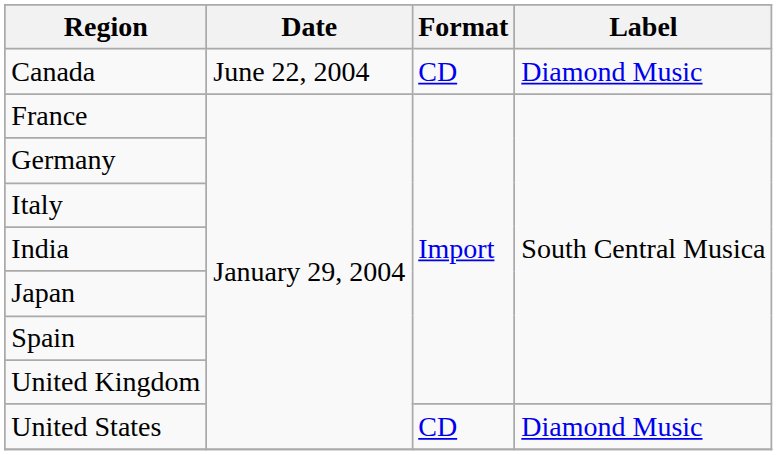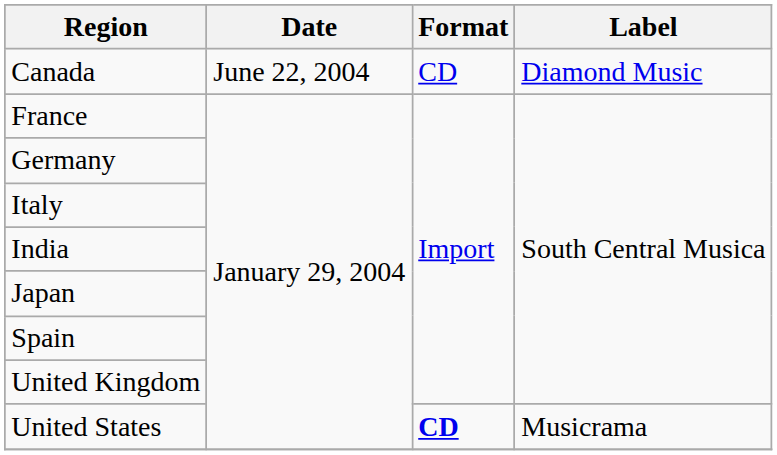(438, 426) normal -> (438, 426) bold
(612, 426) Diamond Music -> (584, 426) Musicrama
